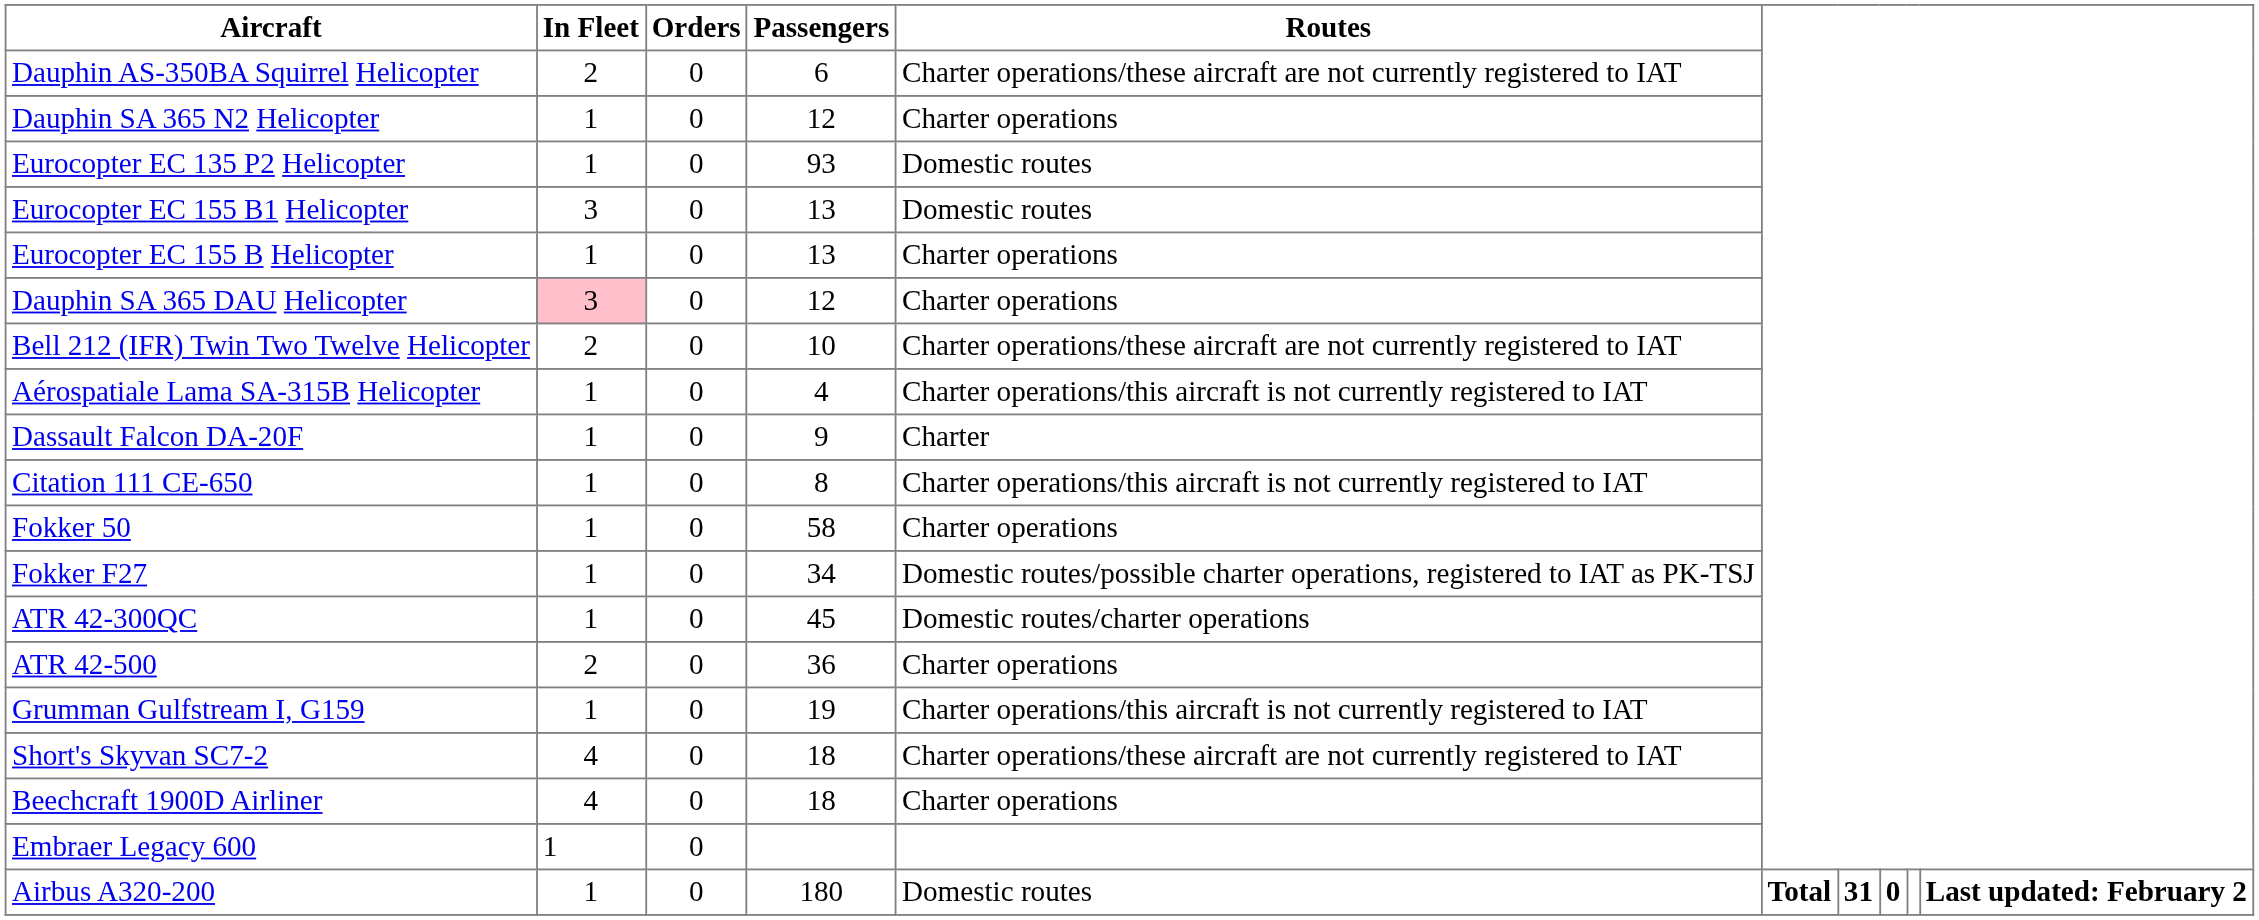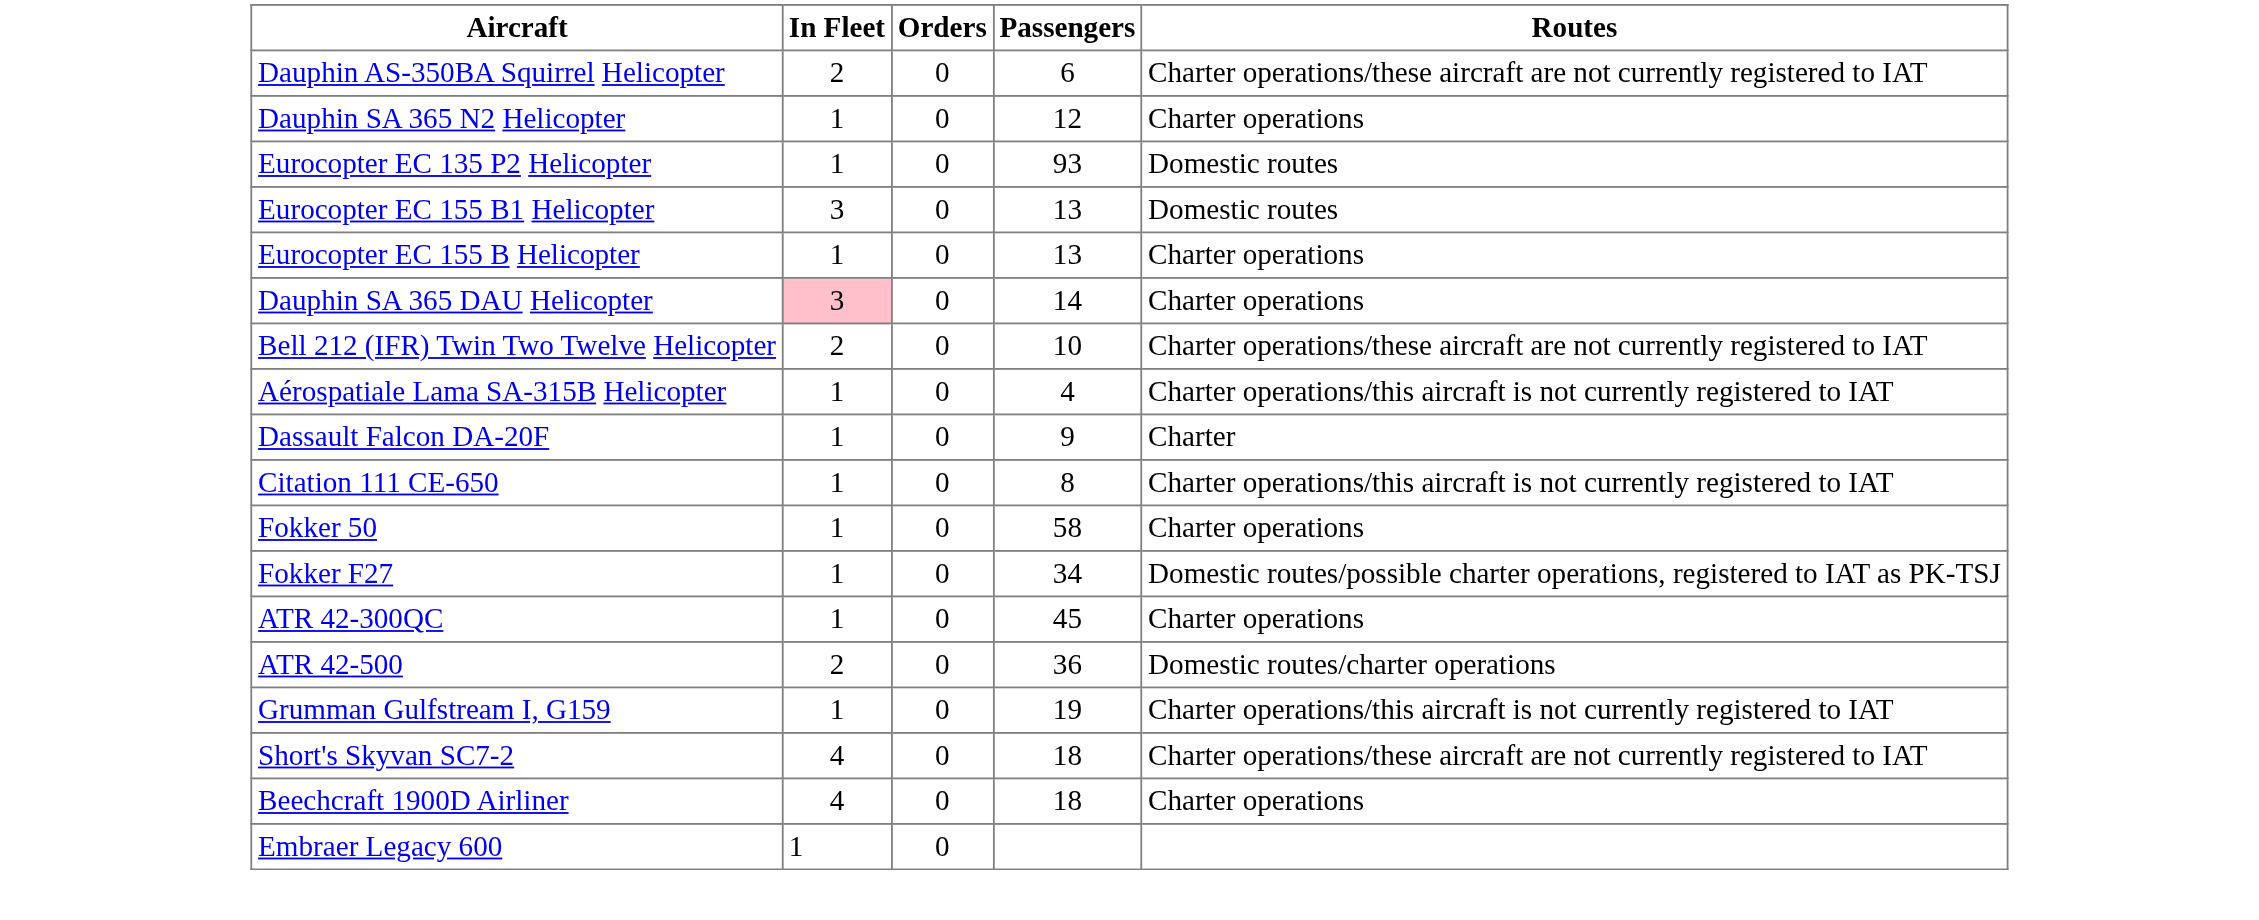(821, 300) 12 -> (1067, 300) 14
(1106, 618) Domestic routes/charter operations -> (1256, 618) Charter operations
(1010, 664) Charter operations -> (1352, 664) Domestic routes/charter operations
- row: (114, 891)
